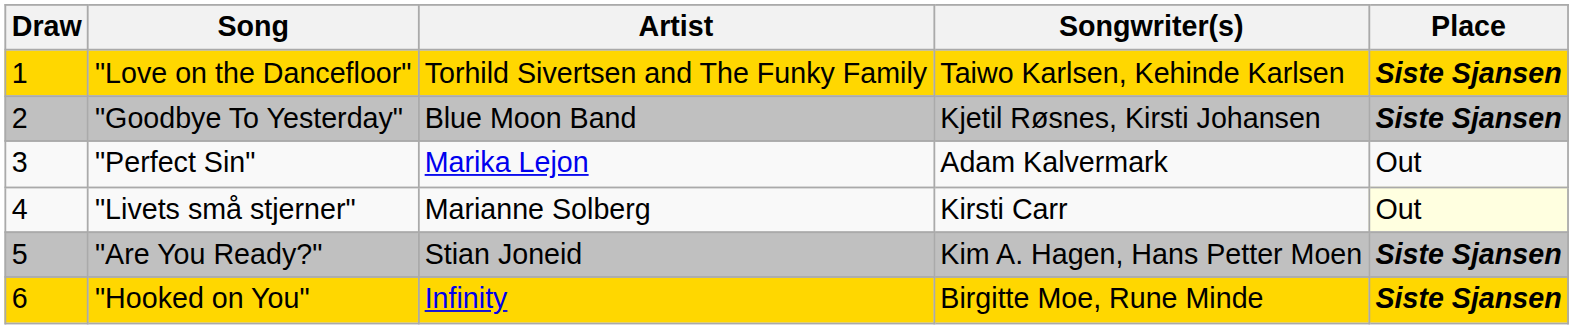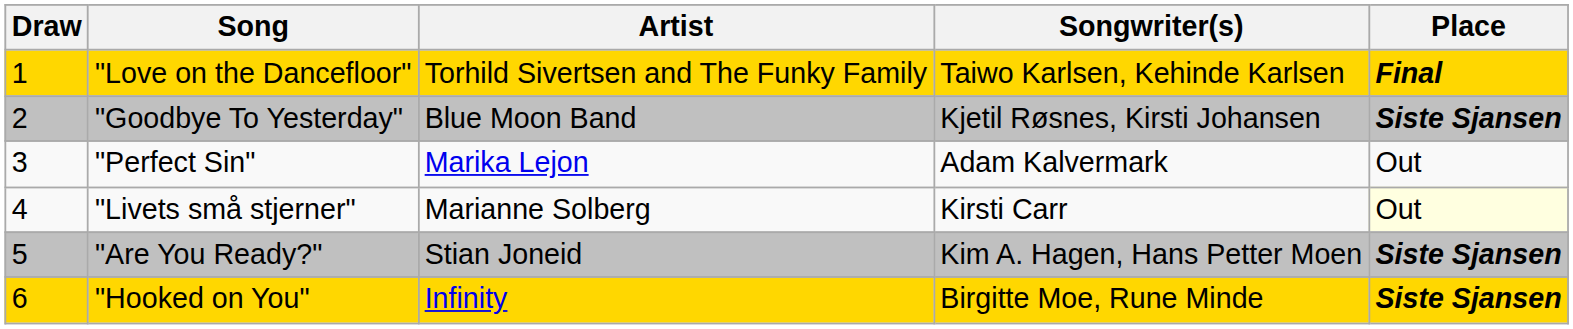(1469, 72) Siste Sjansen -> (1409, 72) Final
